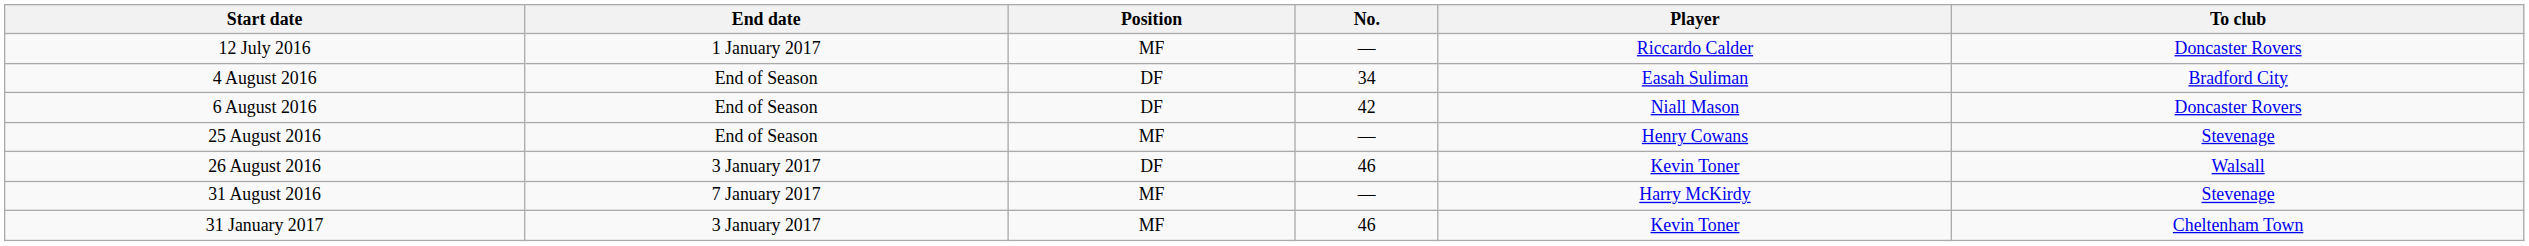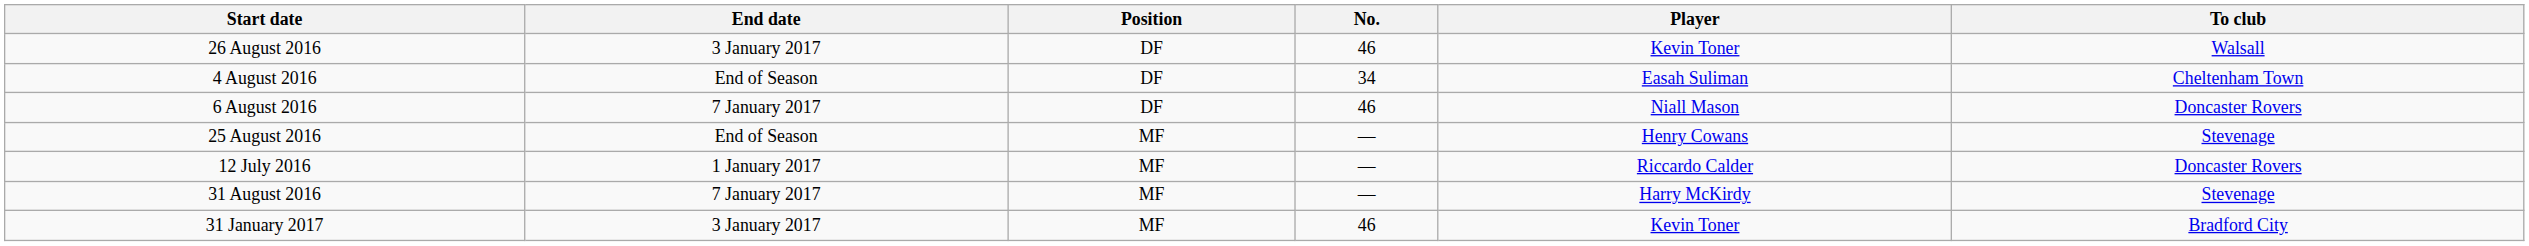rows swapped: (265, 48) <-> (265, 165)
(2238, 77) Bradford City -> (2238, 77) Cheltenham Town
(766, 106) End of Season -> (766, 106) 7 January 2017
(1367, 106) 42 -> (1367, 106) 46
(2238, 224) Cheltenham Town -> (2238, 224) Bradford City
